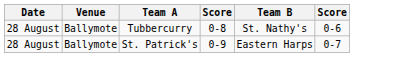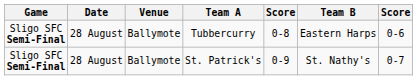+ column: (36, 12)
(275, 28) St. Nathy's -> (338, 34) Eastern Harps
(275, 44) Eastern Harps -> (338, 61) St. Nathy's
